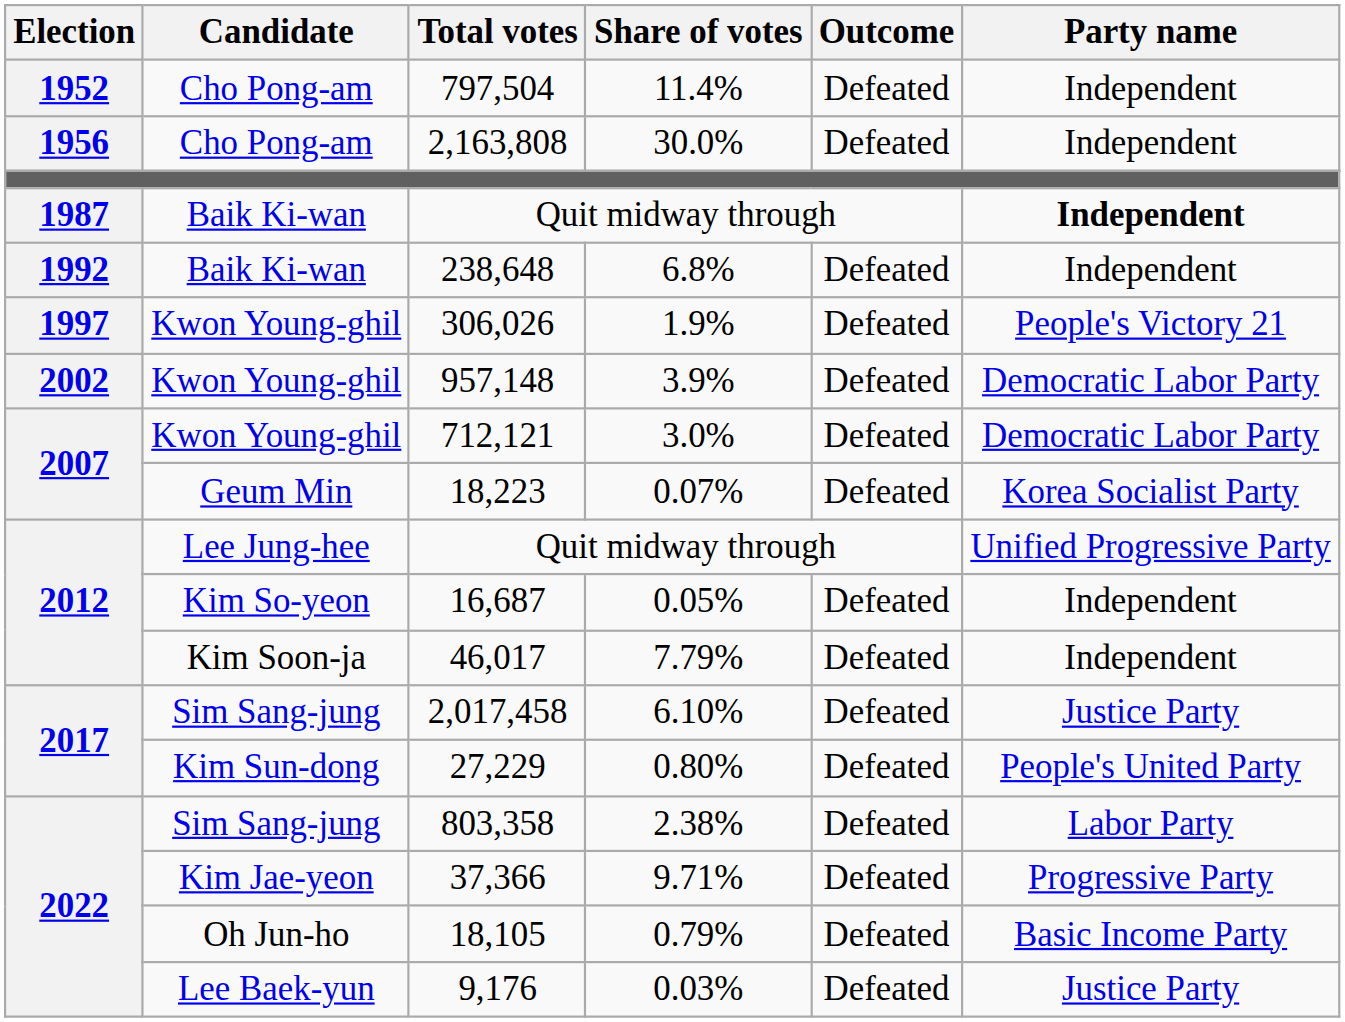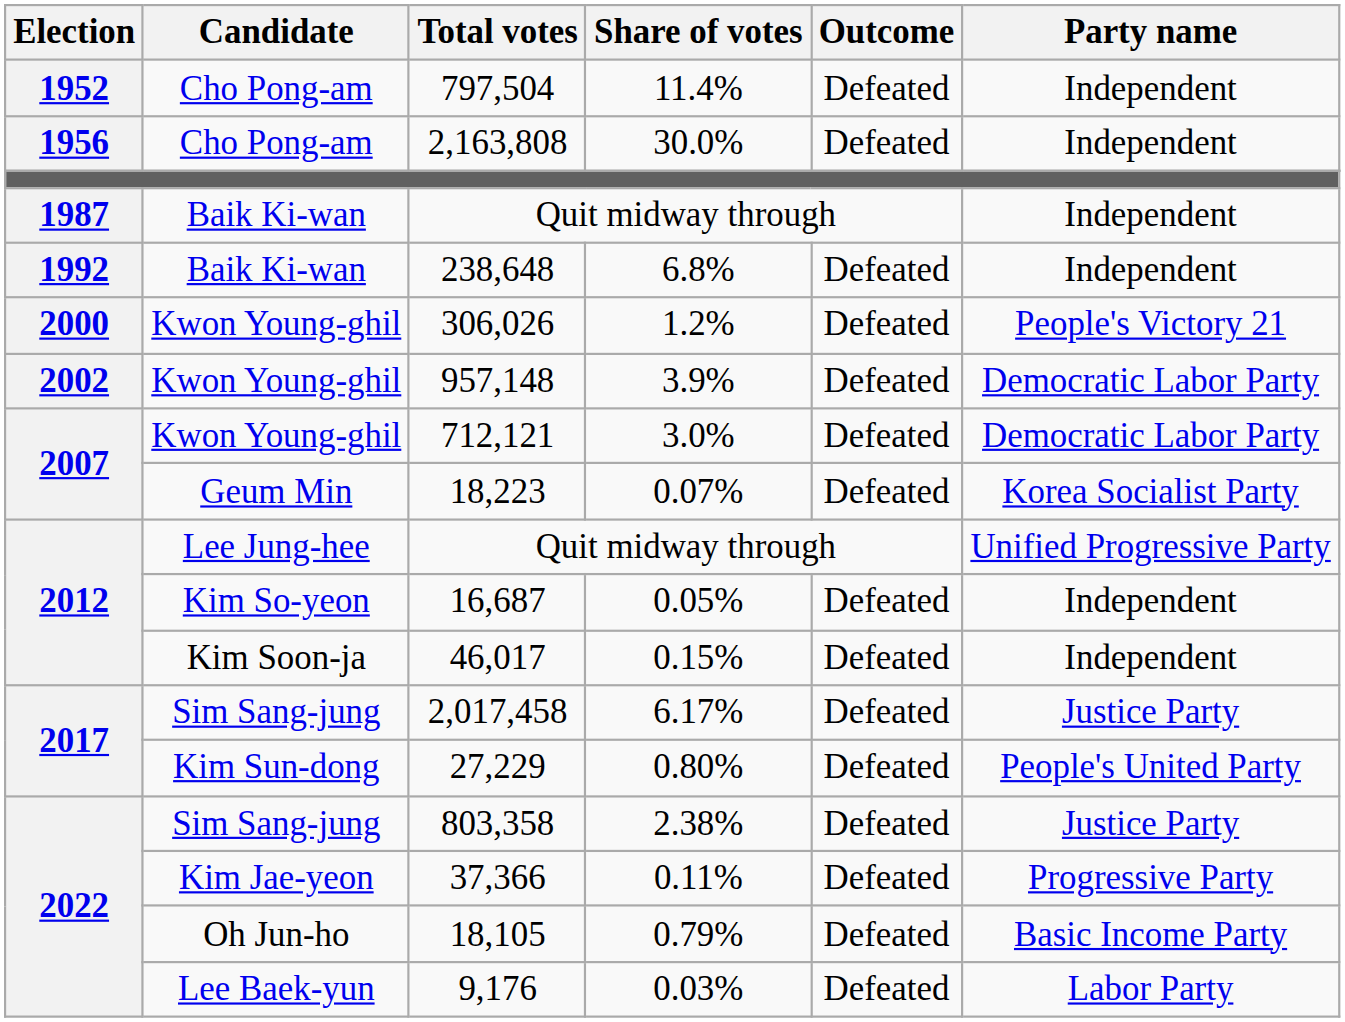(1151, 214) bold -> (1151, 214) normal
(74, 324) 1997 -> (74, 324) 2000
(698, 324) 1.9% -> (698, 324) 1.2%
(698, 656) 7.79% -> (698, 656) 0.15%
(698, 712) 6.10% -> (698, 712) 6.17%
(1151, 822) Labor Party -> (1151, 822) Justice Party
(698, 877) 9.71% -> (698, 877) 0.11%
(1151, 988) Justice Party -> (1151, 988) Labor Party
